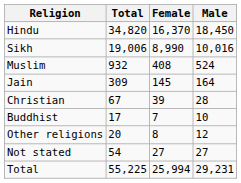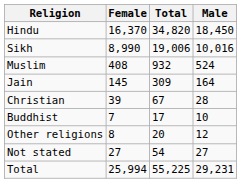columns swapped: (128, 13) <-> (171, 13)
